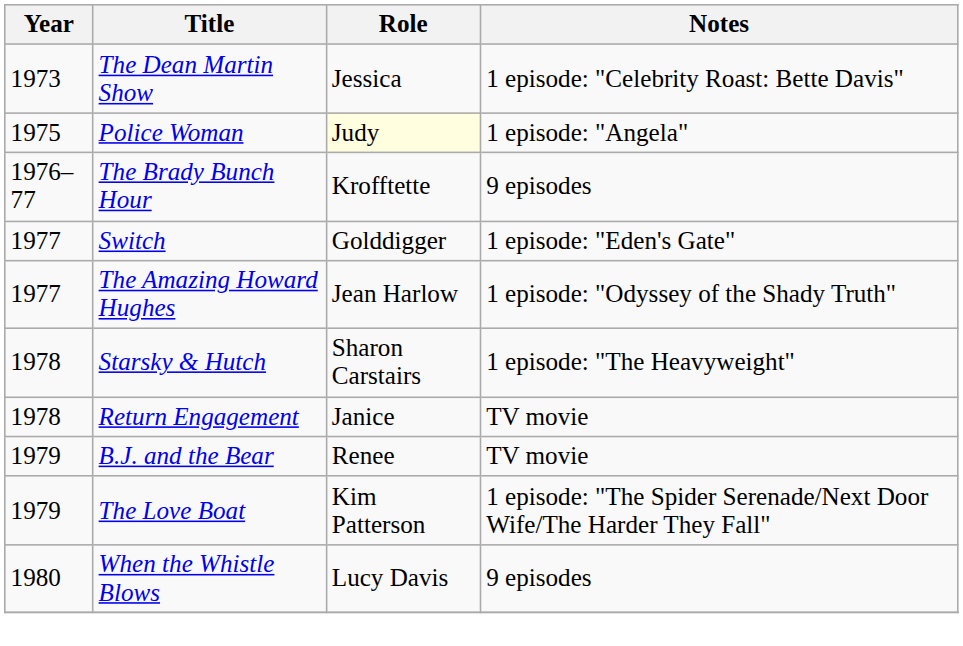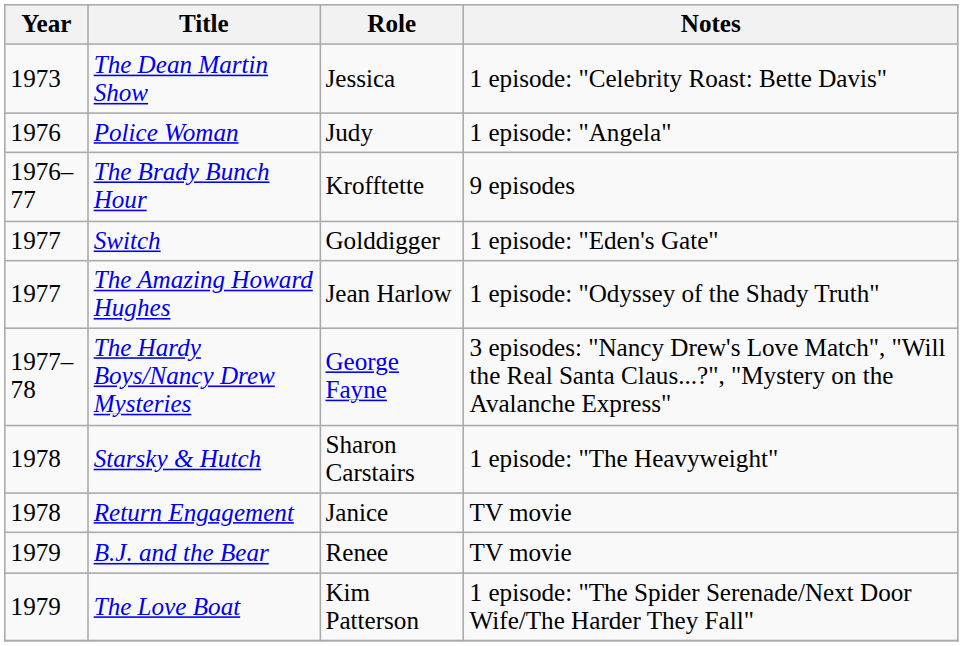(36, 132) 1975 -> (36, 132) 1976
(356, 132) lightyellow background -> (349, 132) no background
+ row: (184, 376)
- row: (187, 578)
